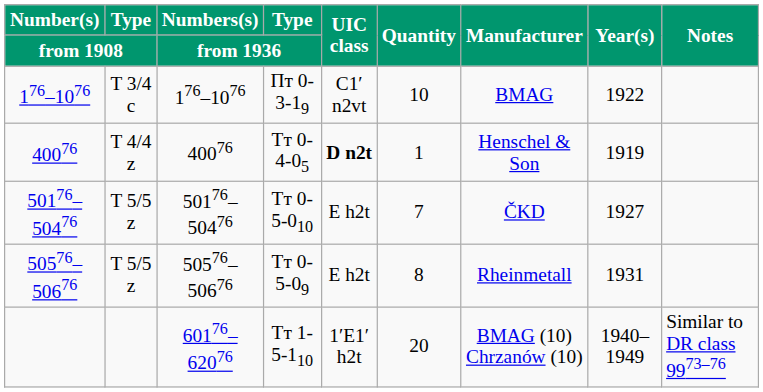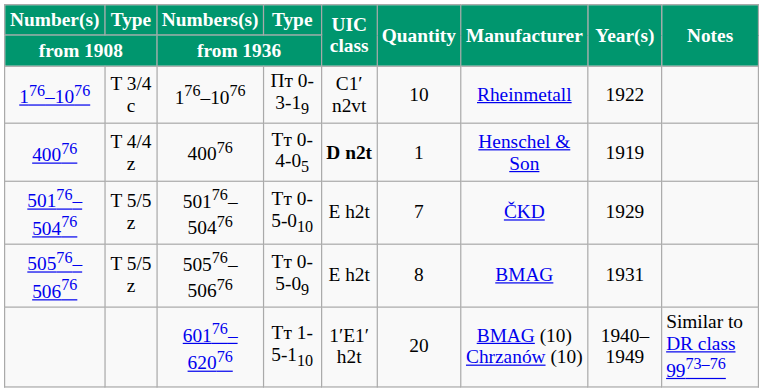(524, 94) BMAG -> (524, 94) Rheinmetall
(625, 212) 1927 -> (625, 212) 1929
(524, 275) Rheinmetall -> (524, 275) BMAG
